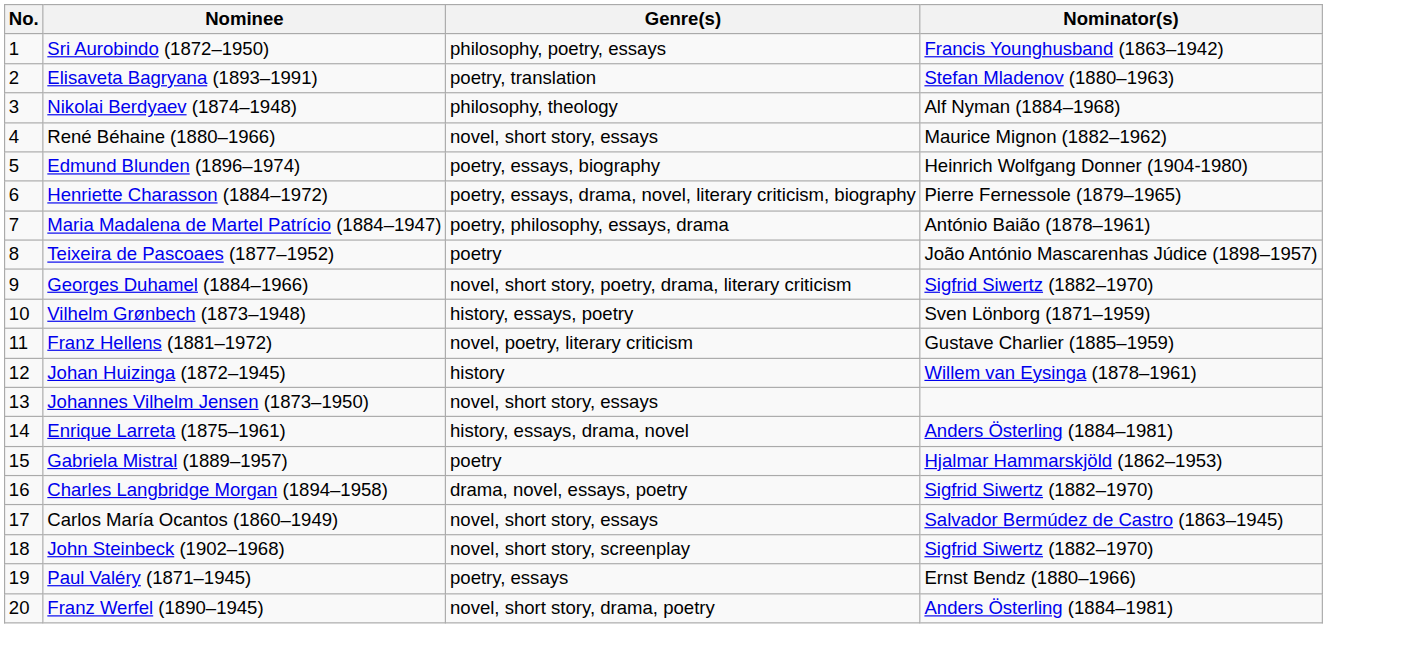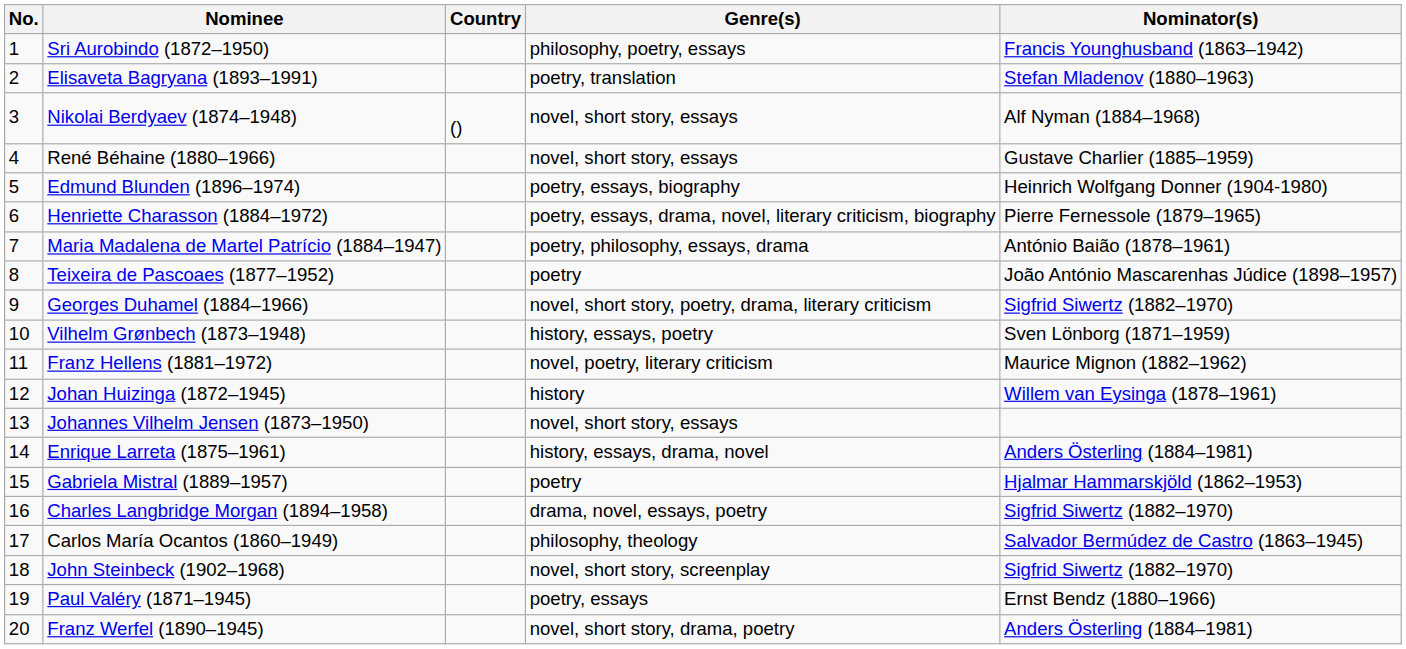+ column: (486, 19)
(534, 107) philosophy, theology -> (634, 117) novel, short story, essays
(1046, 136) Maurice Mignon (1882–1962) -> (1129, 157) Gustave Charlier (1885–1959)
(1049, 343) Gustave Charlier (1885–1959) -> (1125, 363) Maurice Mignon (1882–1962)
(554, 519) novel, short story, essays -> (614, 540) philosophy, theology
